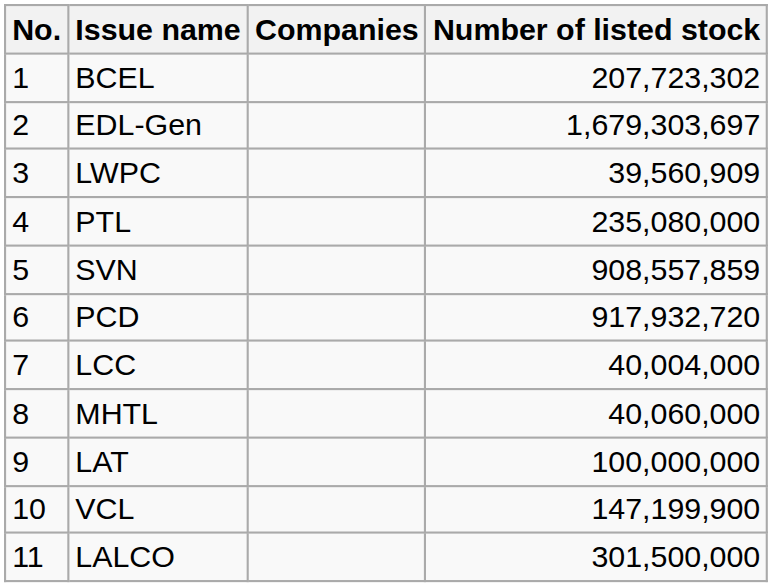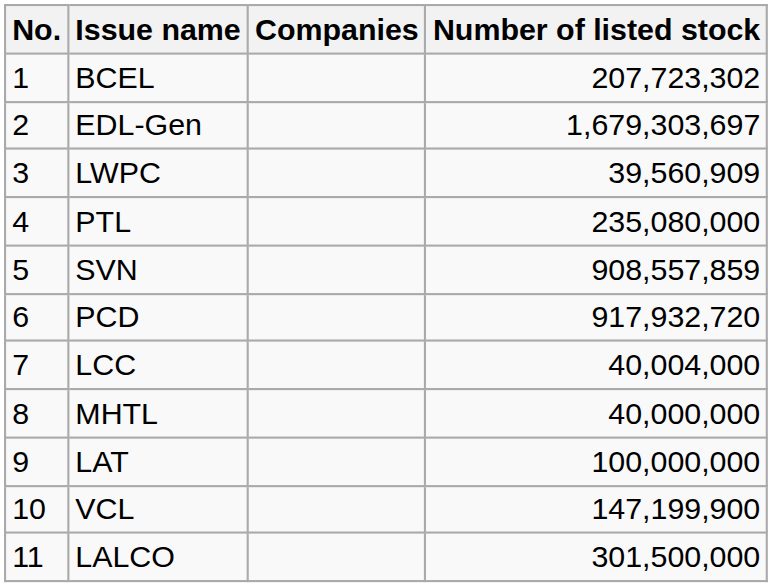(684, 413) 40,060,000 -> (684, 413) 40,000,000
